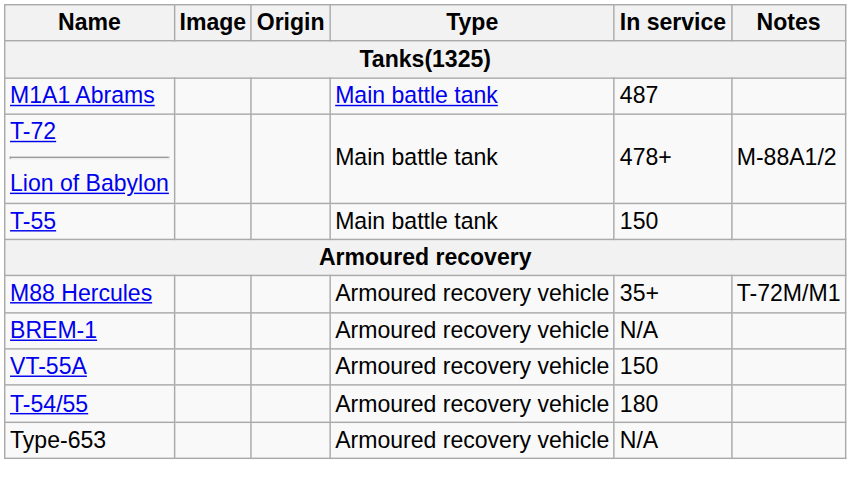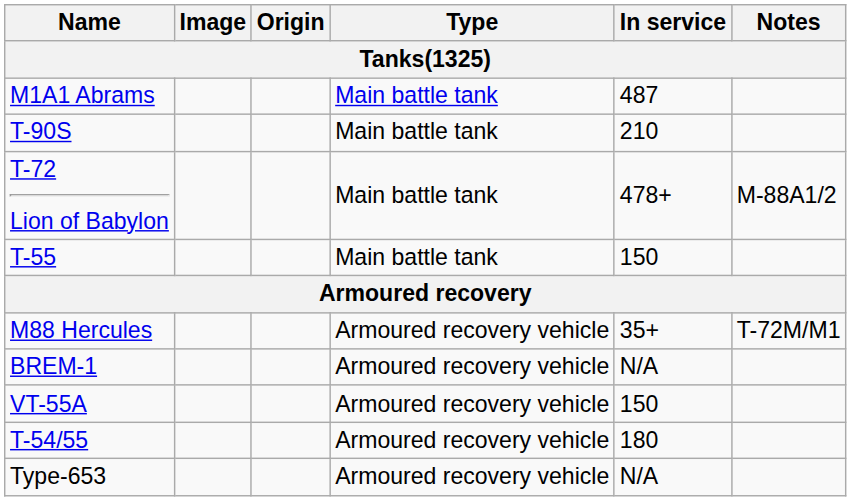+ row: (41, 132)
